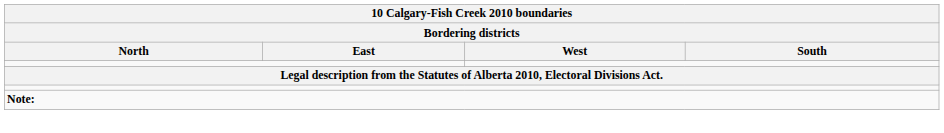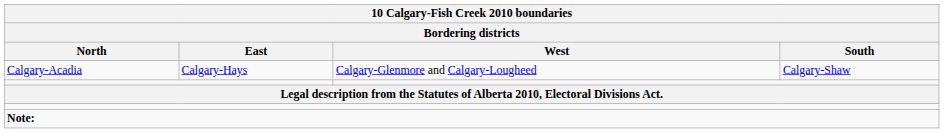+ row: (45, 70)
